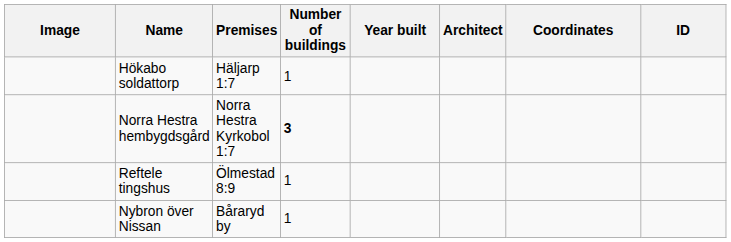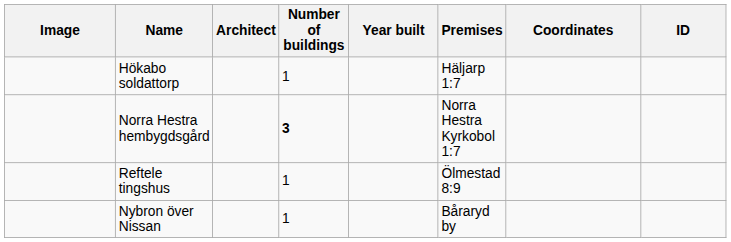columns swapped: (247, 30) <-> (473, 30)
